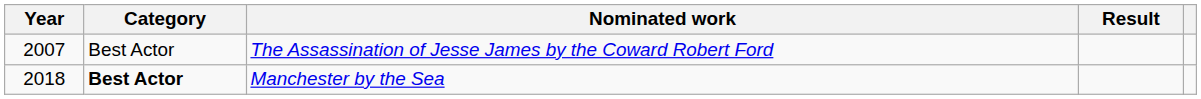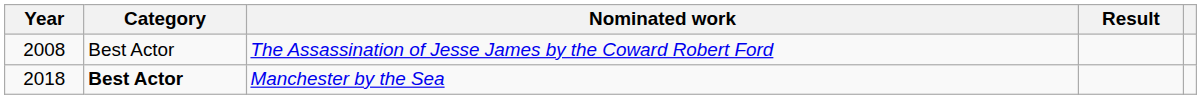(44, 49) 2007 -> (44, 49) 2008
